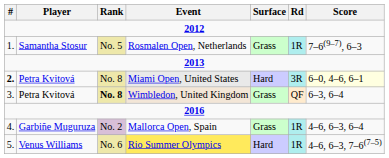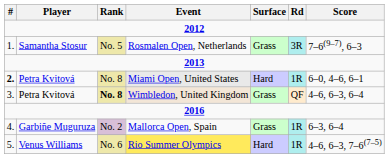(297, 45) 1R -> (297, 45) 3R
(297, 79) 3R -> (297, 79) 1R
(336, 79) lightyellow background -> (336, 79) no background
(326, 95) 6–3, 6–4 -> (336, 95) 4–6, 6–3, 6–4
(336, 127) 4–6, 6–3, 6–4 -> (326, 127) 6–3, 6–4
